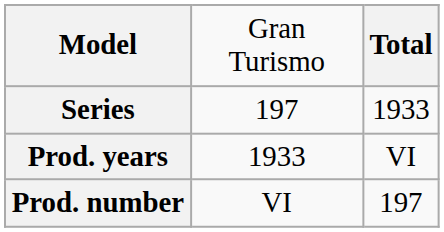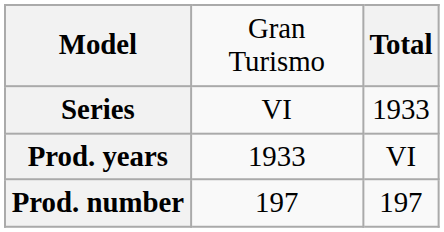(277, 108) 197 -> (277, 108) VI
(277, 202) VI -> (277, 202) 197
